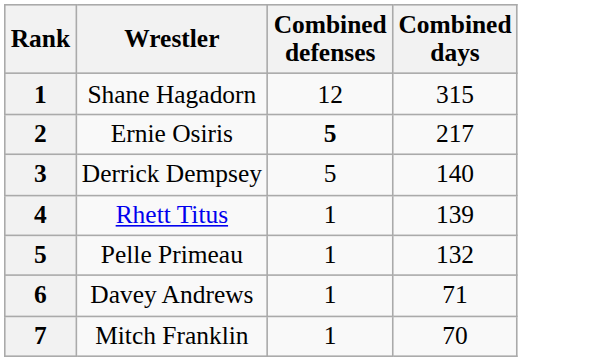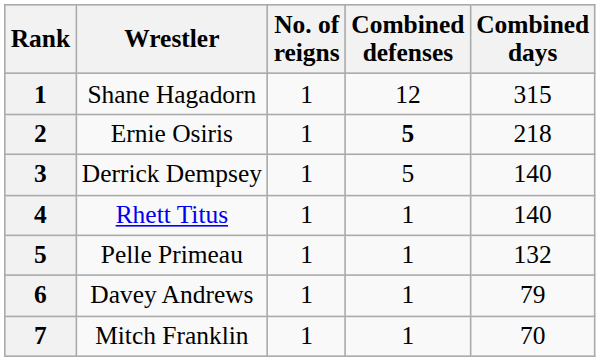+ column: (307, 38)
(455, 133) 217 -> (533, 133) 218
(455, 214) 139 -> (533, 214) 140
(455, 295) 71 -> (533, 295) 79
